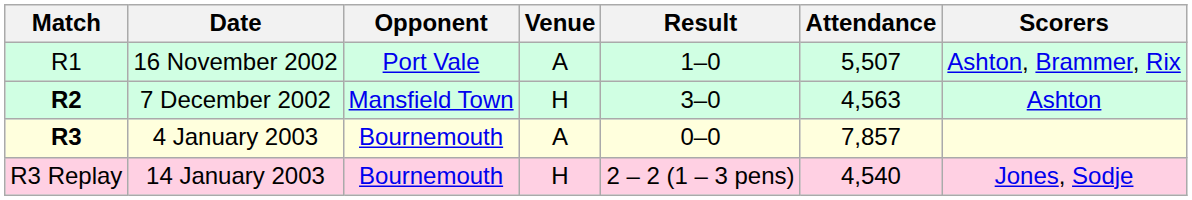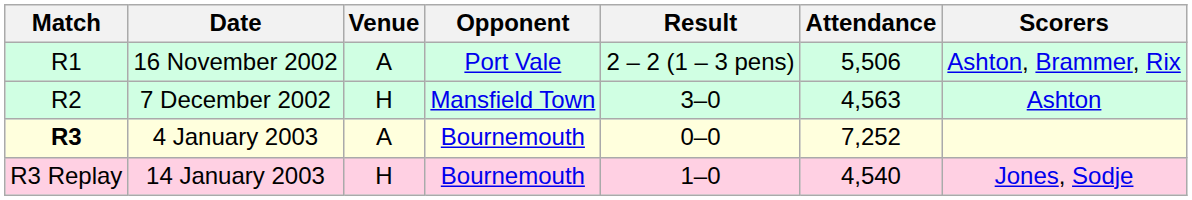columns swapped: (431, 23) <-> (560, 23)
(700, 61) 1–0 -> (700, 61) 2 – 2 (1 – 3 pens)
(871, 61) 5,507 -> (871, 61) 5,506
(66, 99) bold -> (66, 99) normal
(871, 137) 7,857 -> (871, 137) 7,252
(700, 175) 2 – 2 (1 – 3 pens) -> (700, 175) 1–0
